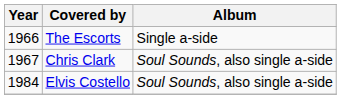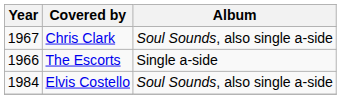rows swapped: (83, 37) <-> (80, 60)
